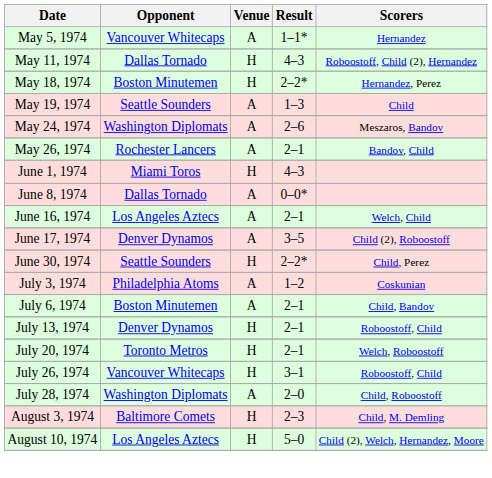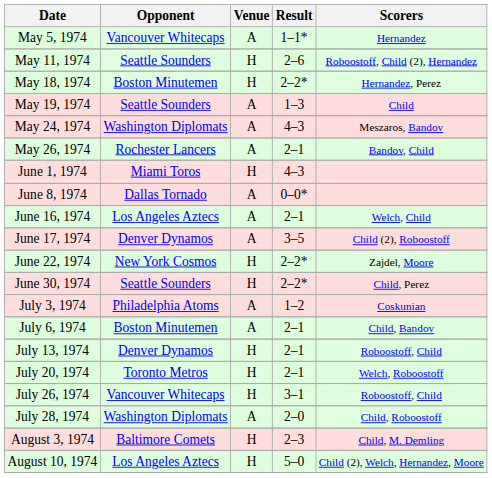(166, 60) Dallas Tornado -> (166, 60) Seattle Sounders
(294, 60) 4–3 -> (294, 60) 2–6
(294, 127) 2–6 -> (294, 127) 4–3
+ row: (52, 261)
